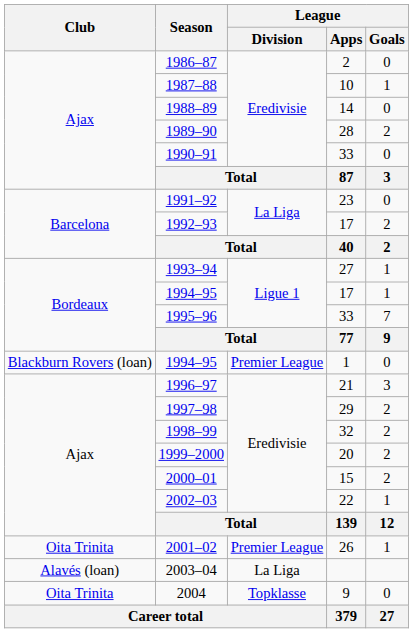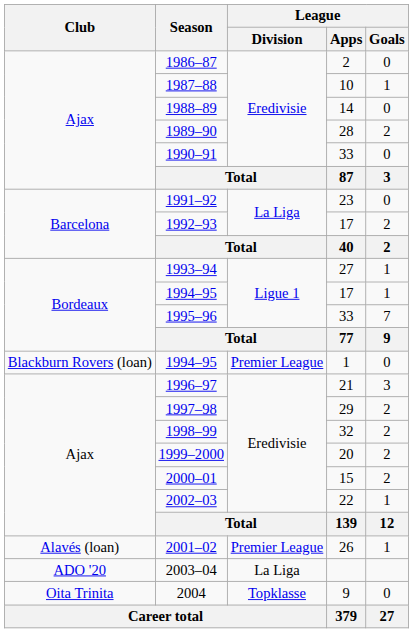(80, 547) Oita Trinita -> (80, 547) Alavés (loan)
(80, 570) Alavés (loan) -> (80, 570) ADO '20
